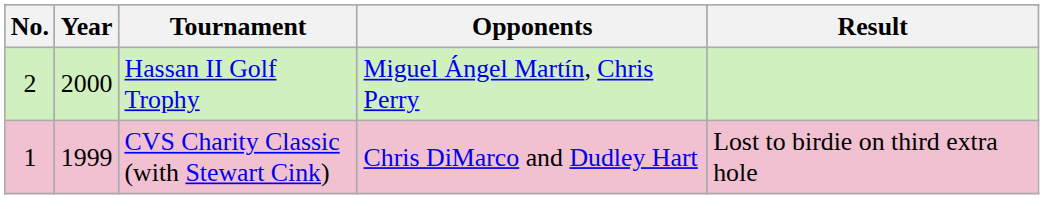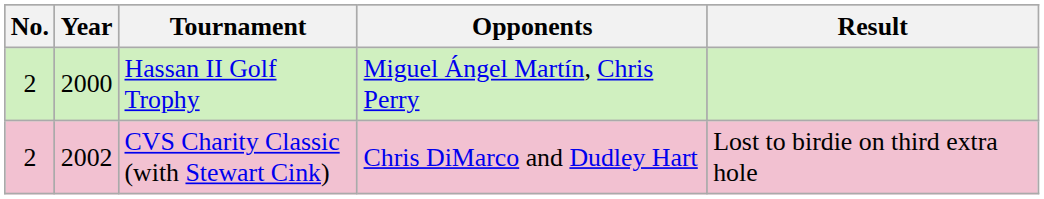(30, 157) 1 -> (30, 157) 2
(87, 157) 1999 -> (87, 157) 2002
